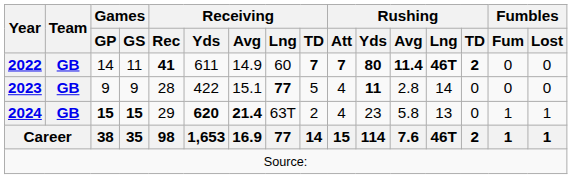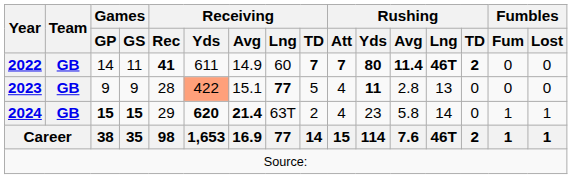(206, 88) no background -> (206, 88) lightsalmon background
(444, 88) 14 -> (444, 88) 13
(444, 112) 13 -> (444, 112) 14
